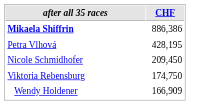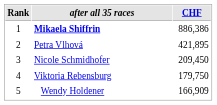+ column: (18, 12)
(167, 44) 428,195 -> (194, 44) 421,895
(167, 76) 174,750 -> (194, 76) 179,750
